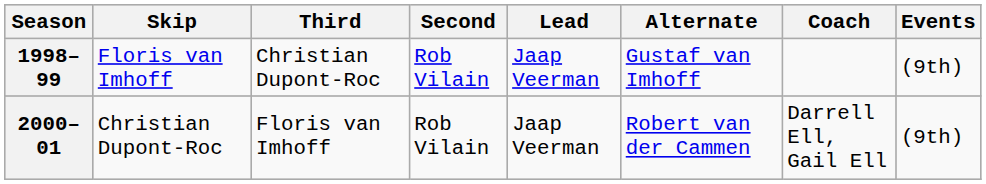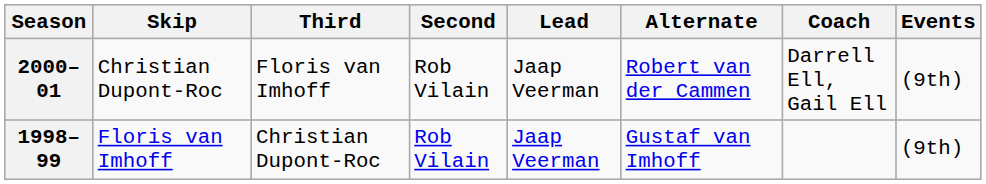rows swapped: (49, 68) <-> (49, 138)
